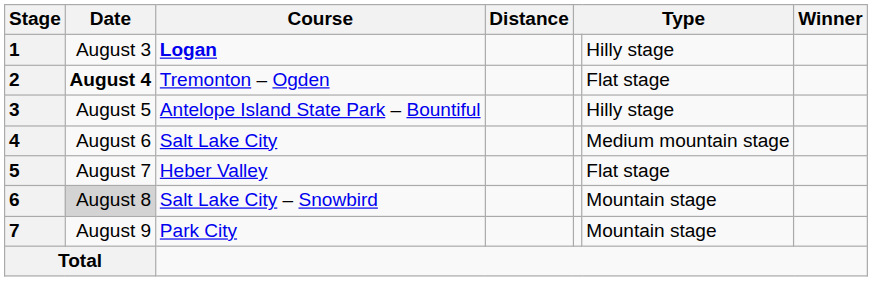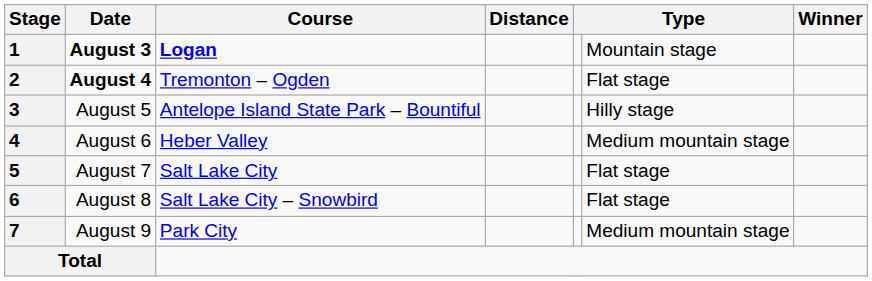(113, 49) normal -> (110, 49) bold
(630, 49) Hilly stage -> (651, 49) Mountain stage
(219, 140) Salt Lake City -> (214, 140) Heber Valley
(214, 170) Heber Valley -> (219, 170) Salt Lake City
(113, 200) lightgrey background -> (113, 200) no background
(651, 200) Mountain stage -> (628, 200) Flat stage
(651, 230) Mountain stage -> (688, 230) Medium mountain stage
